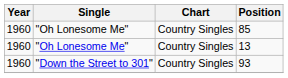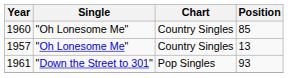(19, 47) 1960 -> (19, 47) 1957
(19, 64) 1960 -> (19, 64) 1961
(196, 64) Country Singles -> (186, 64) Pop Singles
